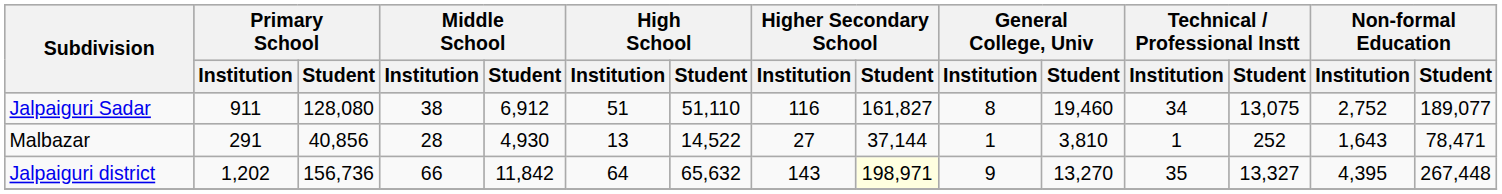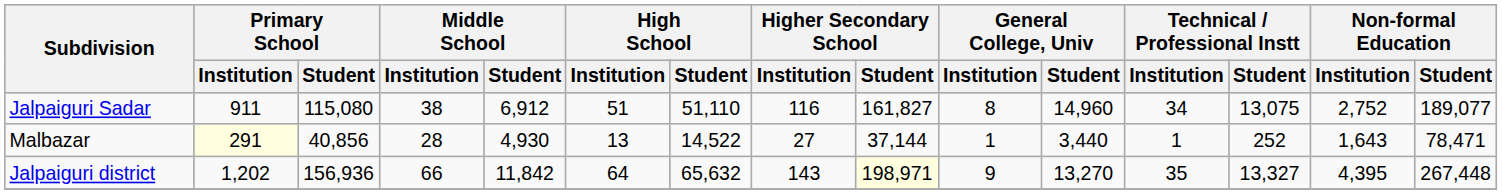(339, 108) 128,080 -> (339, 108) 115,080
(1083, 108) 19,460 -> (1083, 108) 14,960
(245, 140) no background -> (245, 140) lightyellow background
(1083, 140) 3,810 -> (1083, 140) 3,440
(339, 173) 156,736 -> (339, 173) 156,936
